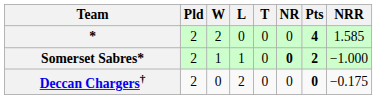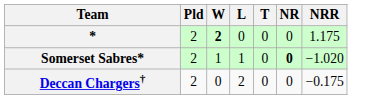- column: (315, 15)
(218, 36) normal -> (218, 36) bold
(349, 36) 1.585 -> (325, 36) 1.175
(349, 58) −1.000 -> (325, 58) −1.020
